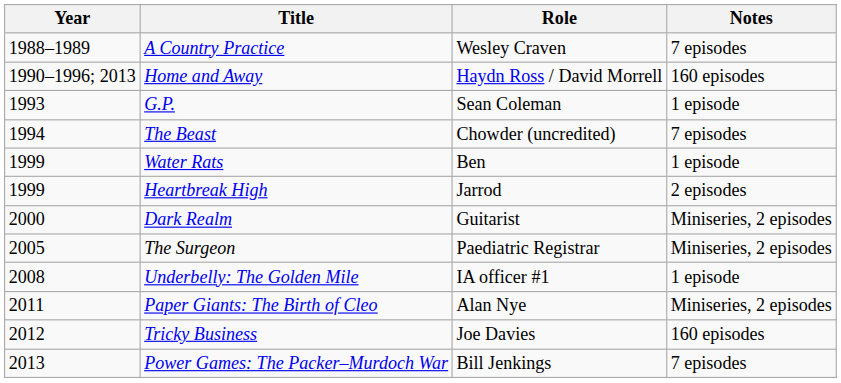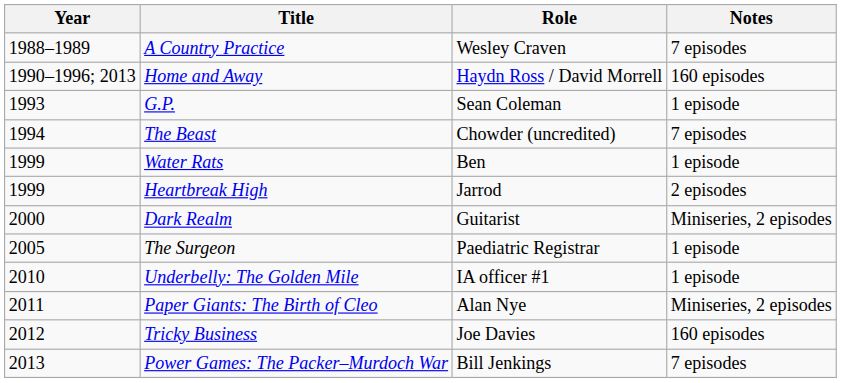(751, 248) Miniseries, 2 episodes -> (705, 248) 1 episode
(27, 276) 2008 -> (27, 276) 2010
